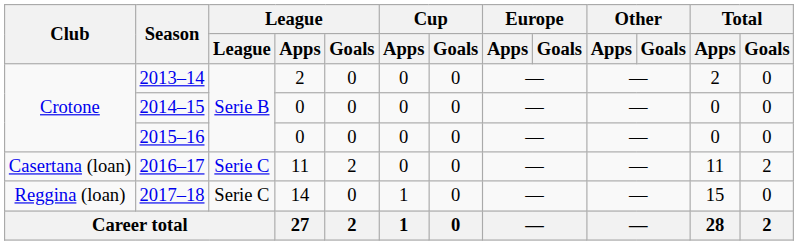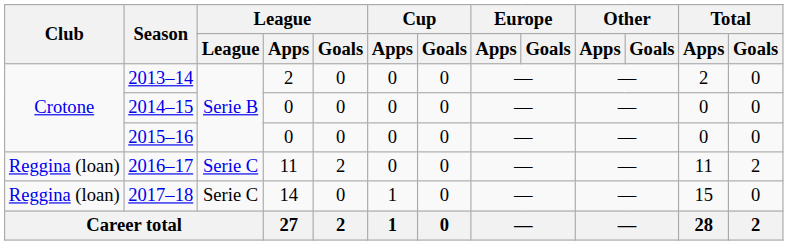(70, 166) Casertana (loan) -> (64, 166) Reggina (loan)
